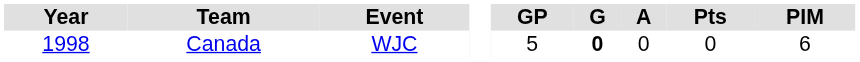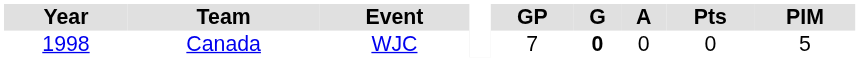(532, 43) 5 -> (532, 43) 7
(805, 43) 6 -> (805, 43) 5
